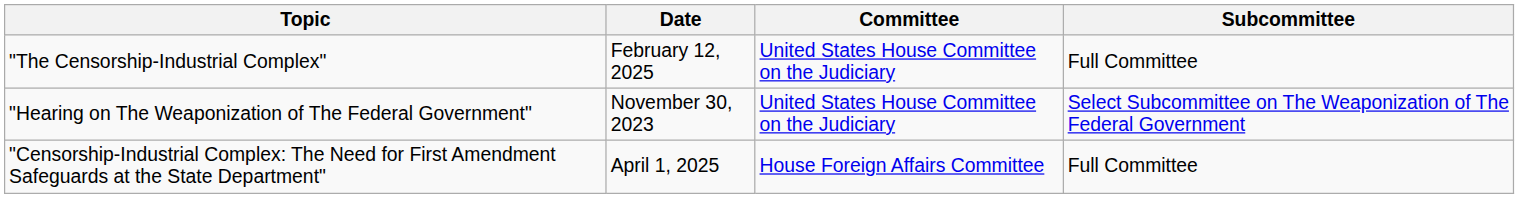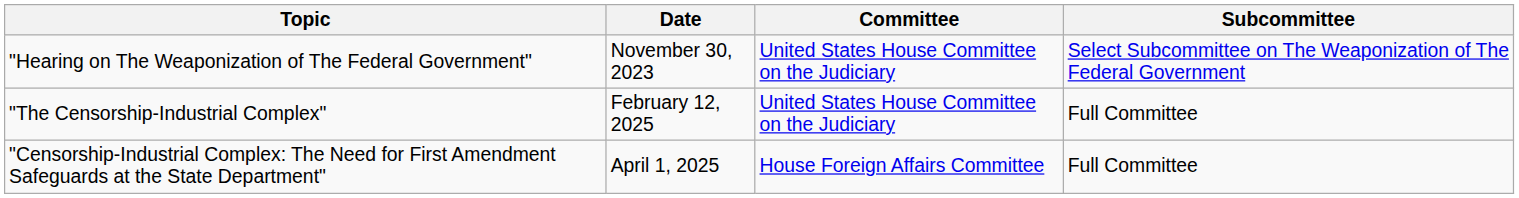rows swapped: (270, 113) <-> (168, 61)
